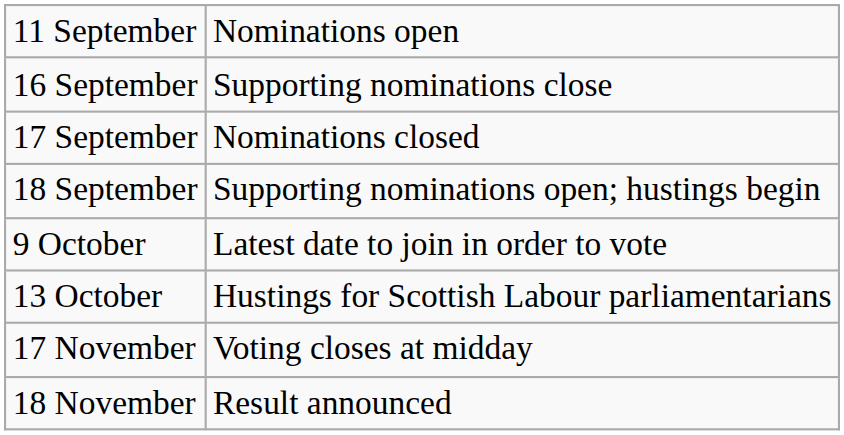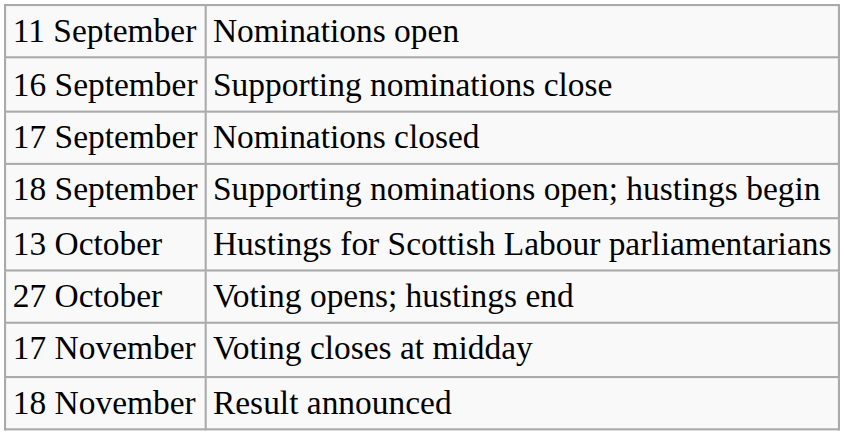- row: (79, 243)
+ row: (88, 296)
